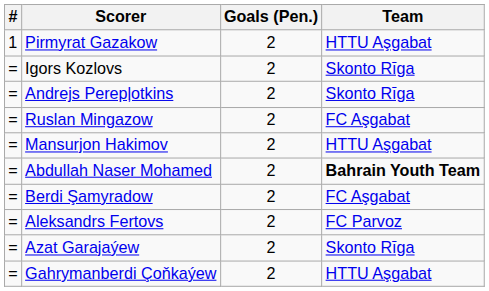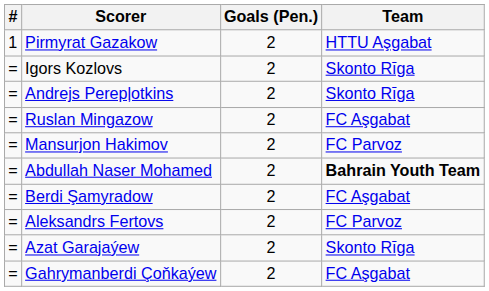(379, 145) HTTU Aşgabat -> (364, 145) FC Parvoz
(379, 273) HTTU Aşgabat -> (368, 273) FC Aşgabat
